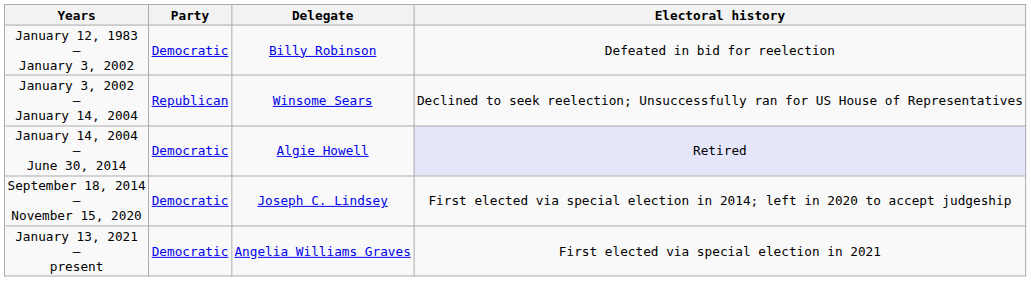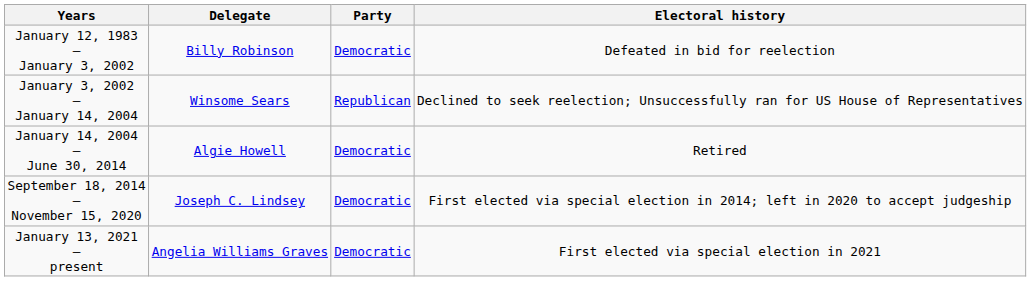columns swapped: (323, 15) <-> (190, 15)
(720, 151) lavender background -> (720, 151) no background
